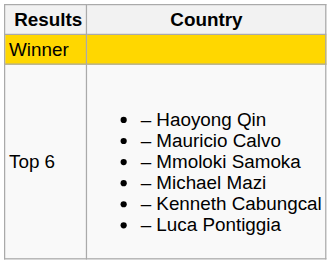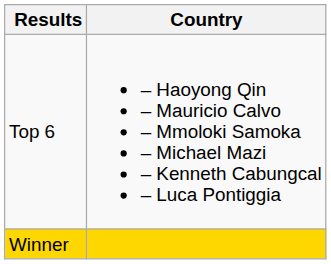rows swapped: (39, 50) <-> (32, 161)
